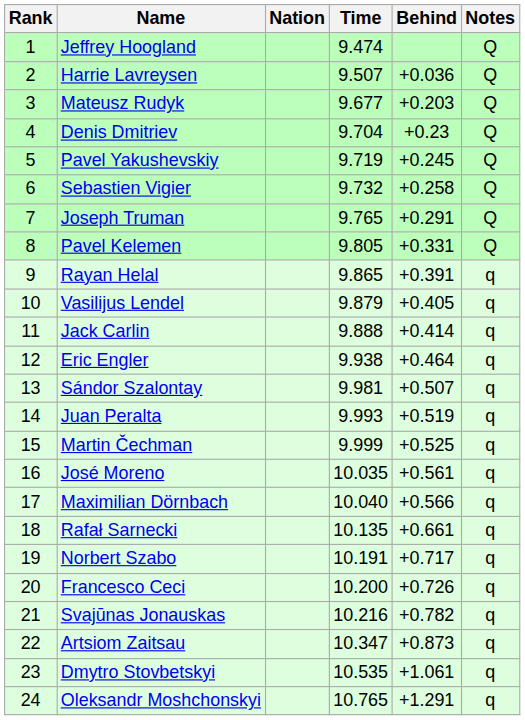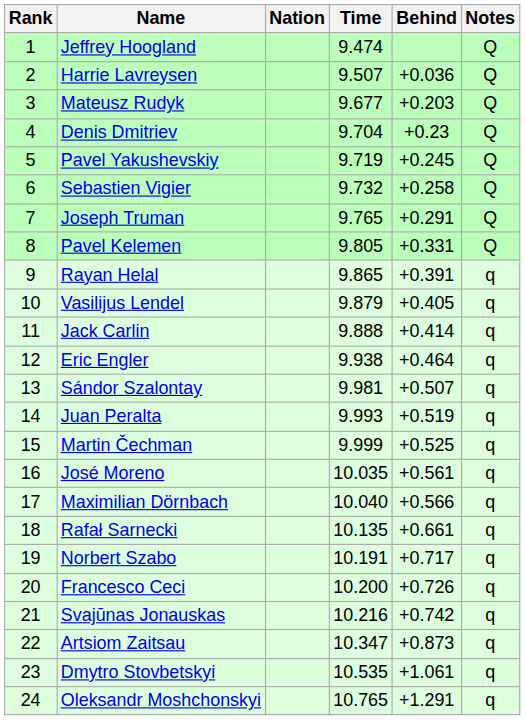(427, 615) +0.782 -> (427, 615) +0.742
